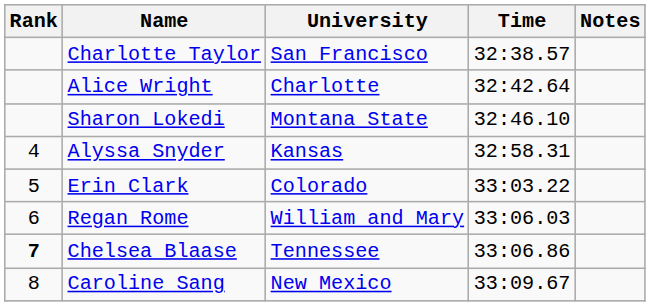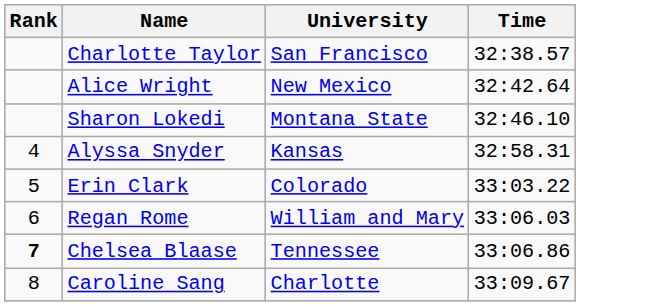- column: (610, 21)
(325, 87) Charlotte -> (331, 87) New Mexico
(331, 284) New Mexico -> (325, 284) Charlotte
